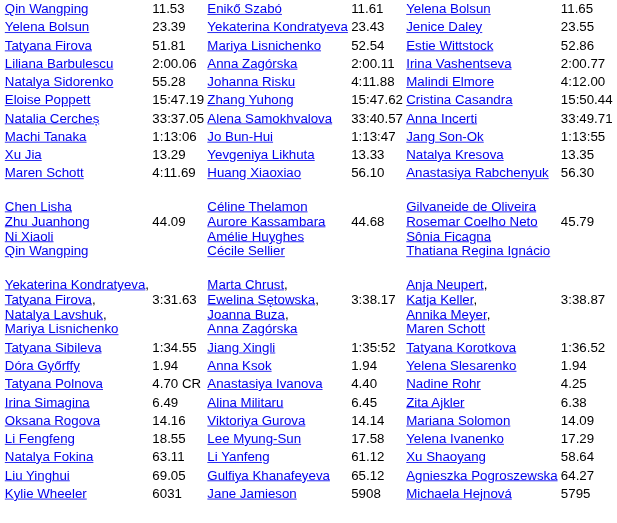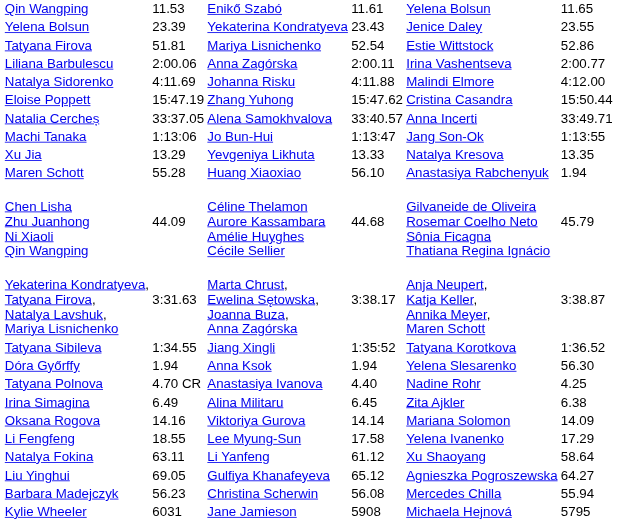(169, 82) 55.28 -> (174, 82) 4:11.69
(174, 173) 4:11.69 -> (169, 173) 55.28
(577, 173) 56.30 -> (574, 173) 1.94
(574, 365) 1.94 -> (577, 365) 56.30
+ row: (62, 493)
